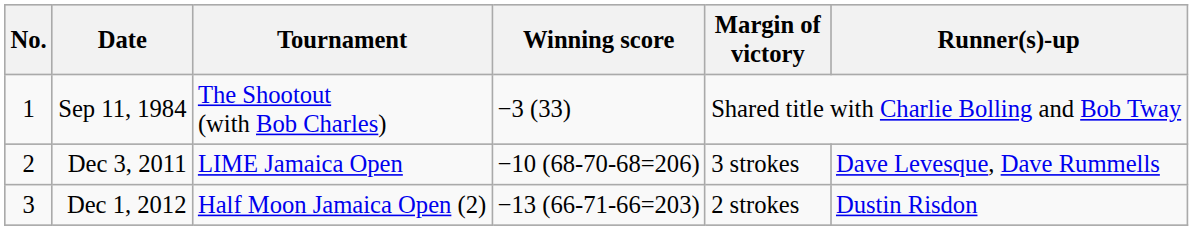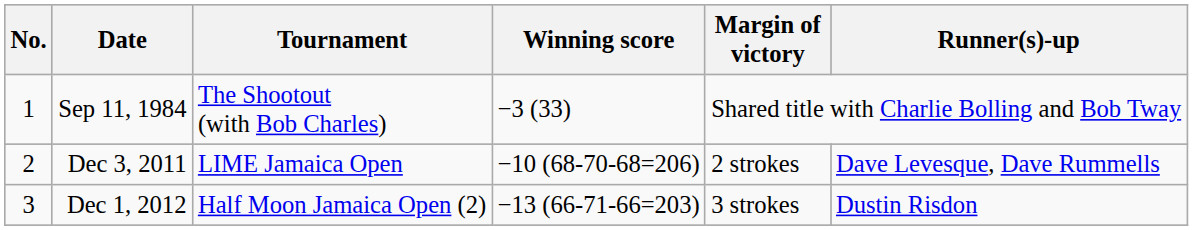(755, 164) 3 strokes -> (755, 164) 2 strokes
(755, 205) 2 strokes -> (755, 205) 3 strokes
